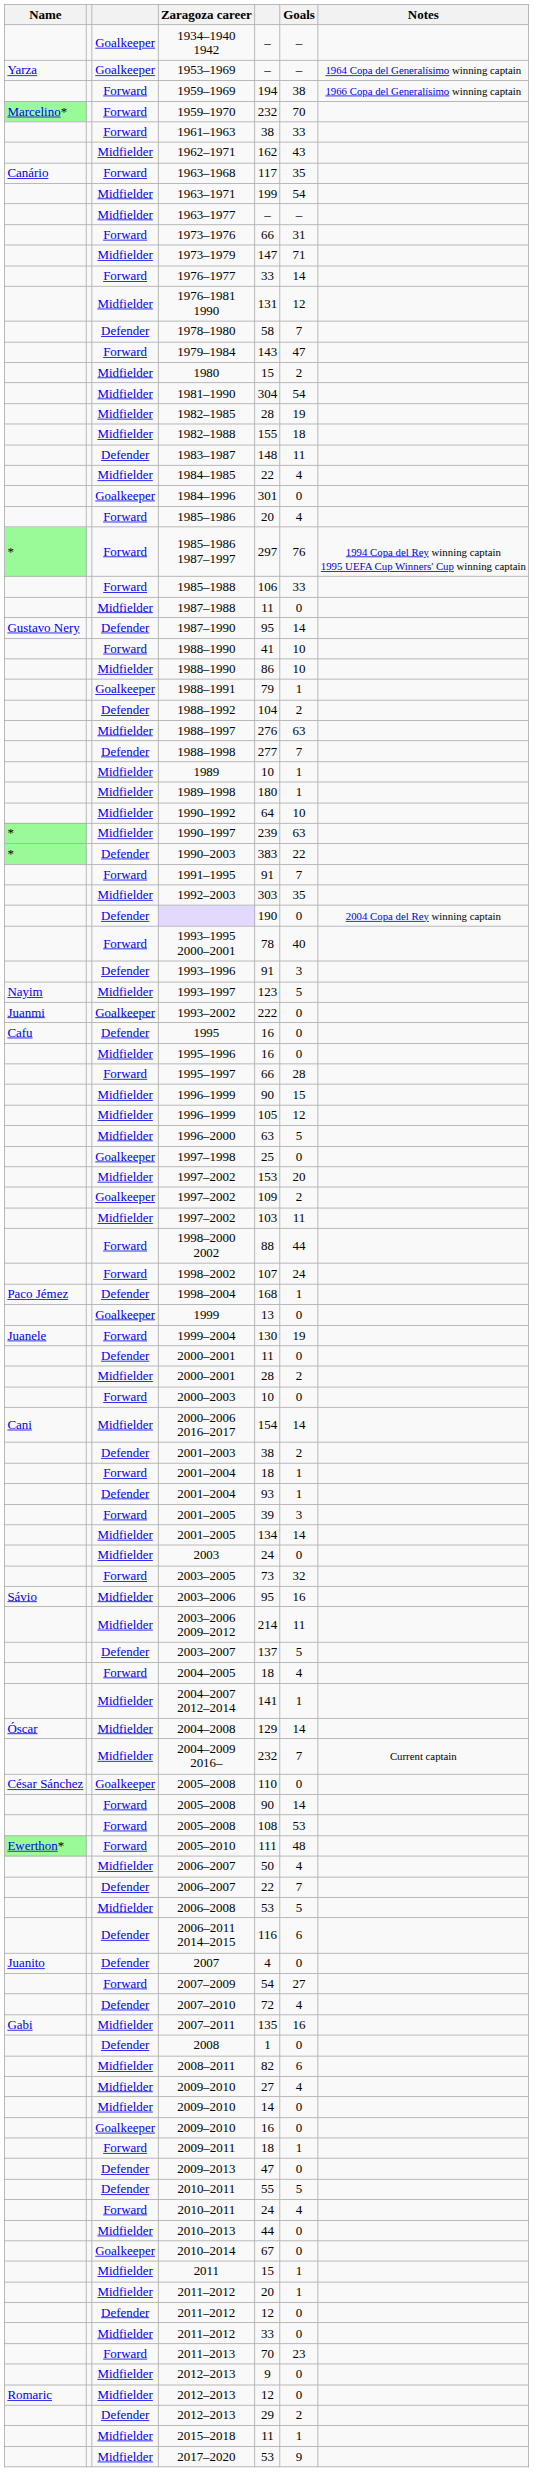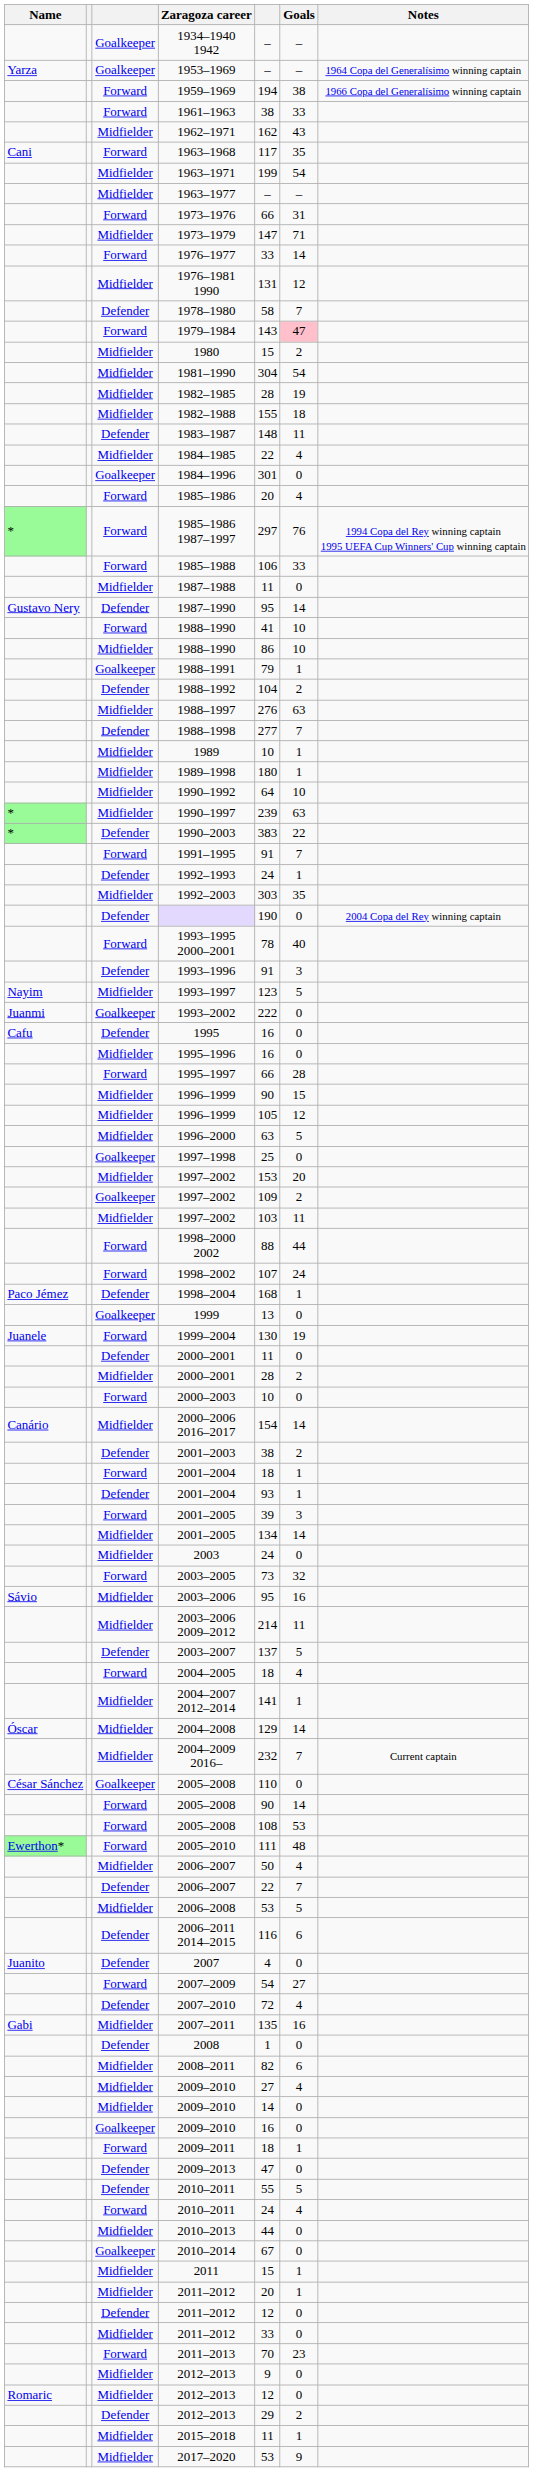- row: (125, 111)
(28, 173) Canário -> (20, 152) Cani
(299, 352) no background -> (299, 331) pink background
+ row: (125, 874)
(20, 1424) Cani -> (28, 1424) Canário
